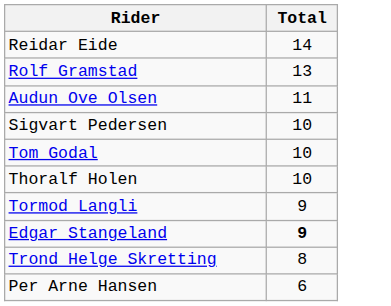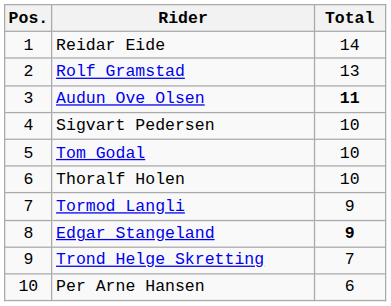+ column: (28, 18)
(302, 99) normal -> (350, 99) bold
(302, 260) 8 -> (350, 260) 7
